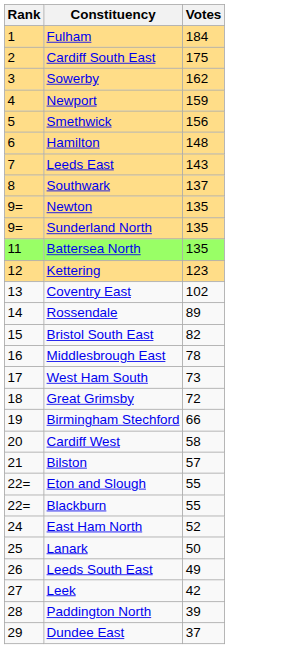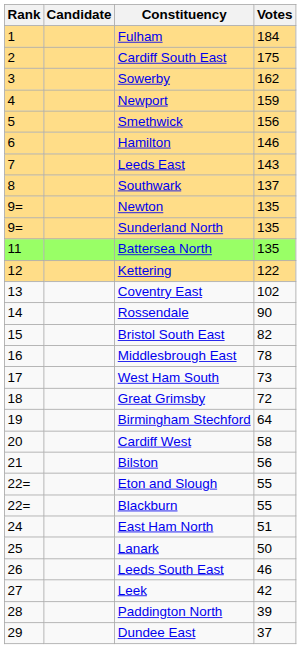+ column: (79, 15)
(197, 143) 148 -> (268, 143) 146
(197, 270) 123 -> (268, 270) 122
(193, 313) 89 -> (264, 313) 90
(193, 420) 66 -> (264, 420) 64
(193, 462) 57 -> (264, 462) 56
(193, 526) 52 -> (264, 526) 51
(193, 569) 49 -> (264, 569) 46
